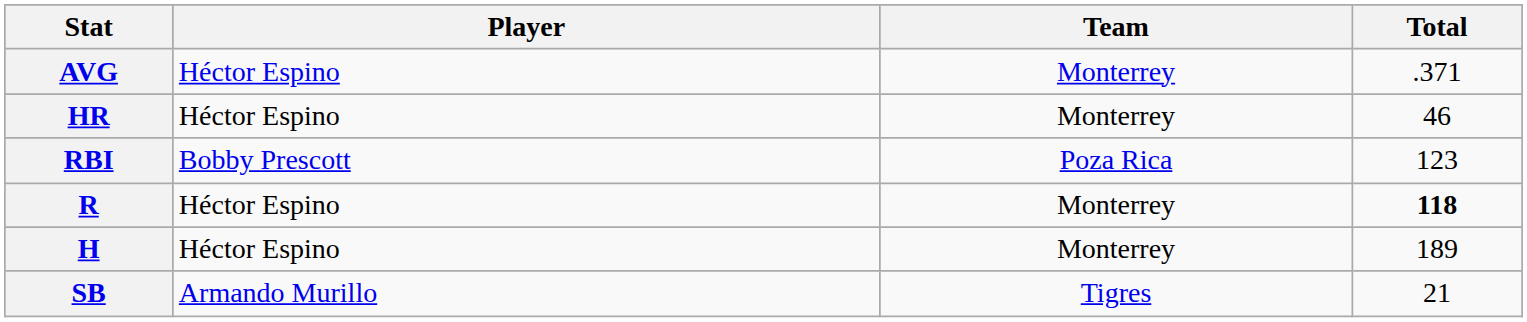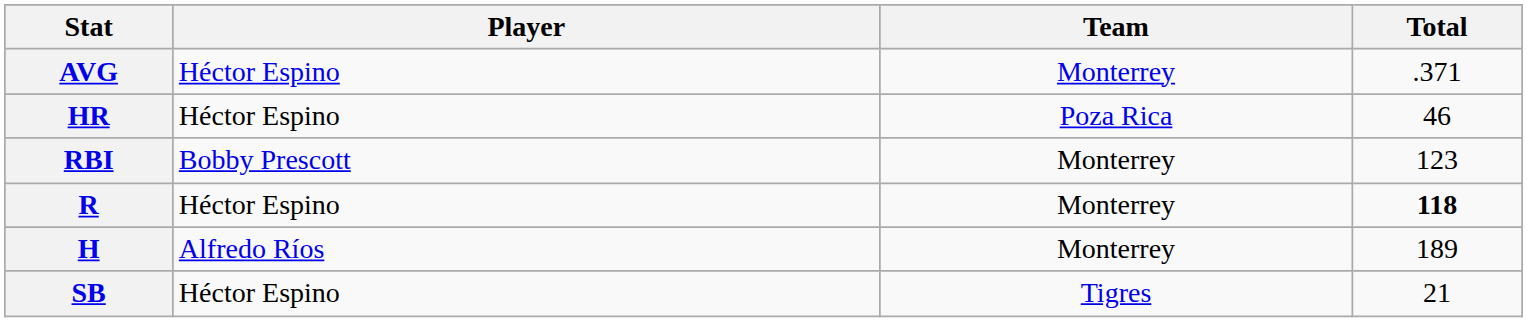(1116, 115) Monterrey -> (1116, 115) Poza Rica
(1116, 159) Poza Rica -> (1116, 159) Monterrey
(259, 248) Héctor Espino -> (252, 248) Alfredo Ríos
(278, 293) Armando Murillo -> (259, 293) Héctor Espino
